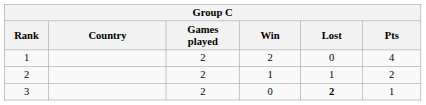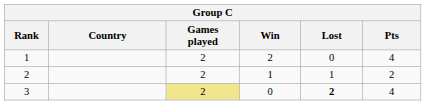(203, 91) no background -> (203, 91) khaki background
(392, 91) 1 -> (392, 91) 4
